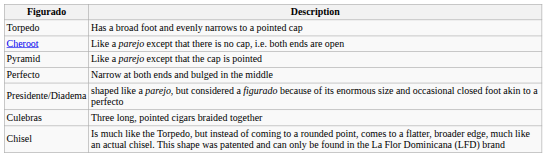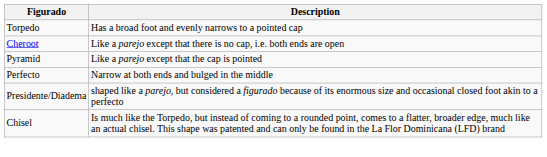- row: (24, 117)
